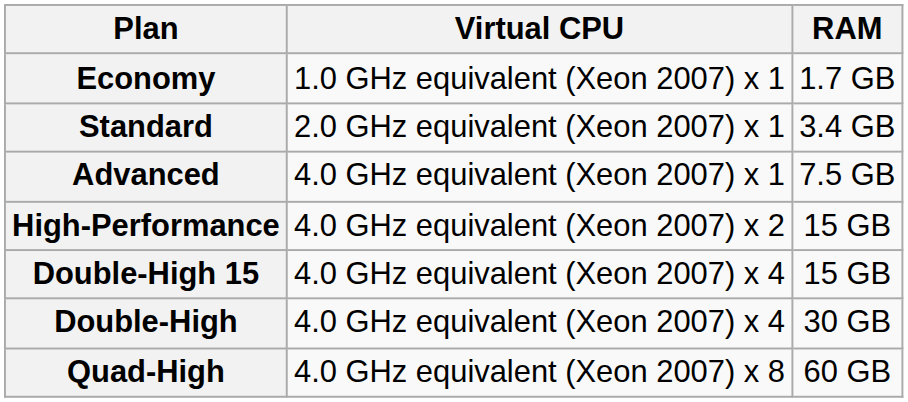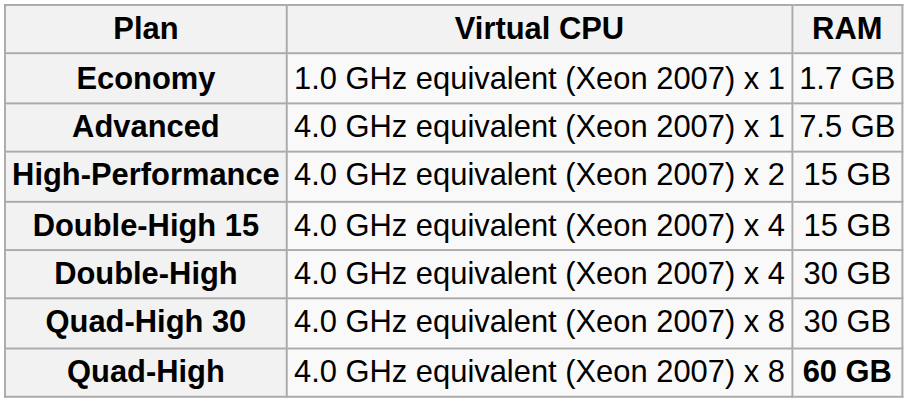- row: (146, 126)
+ row: (146, 322)
(847, 371) normal -> (847, 371) bold
